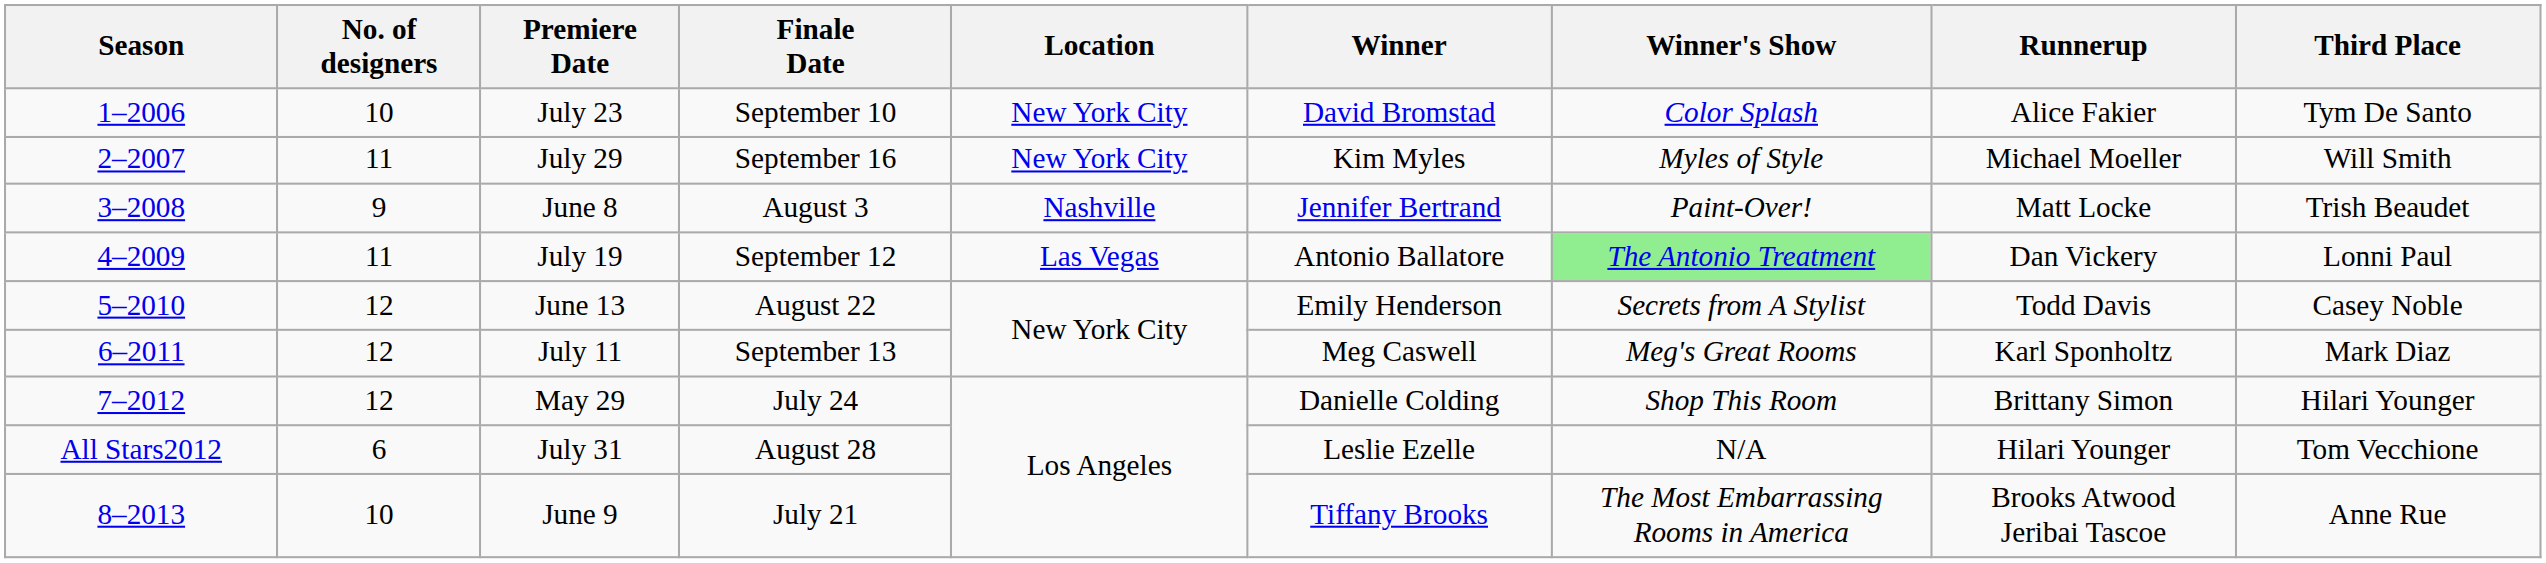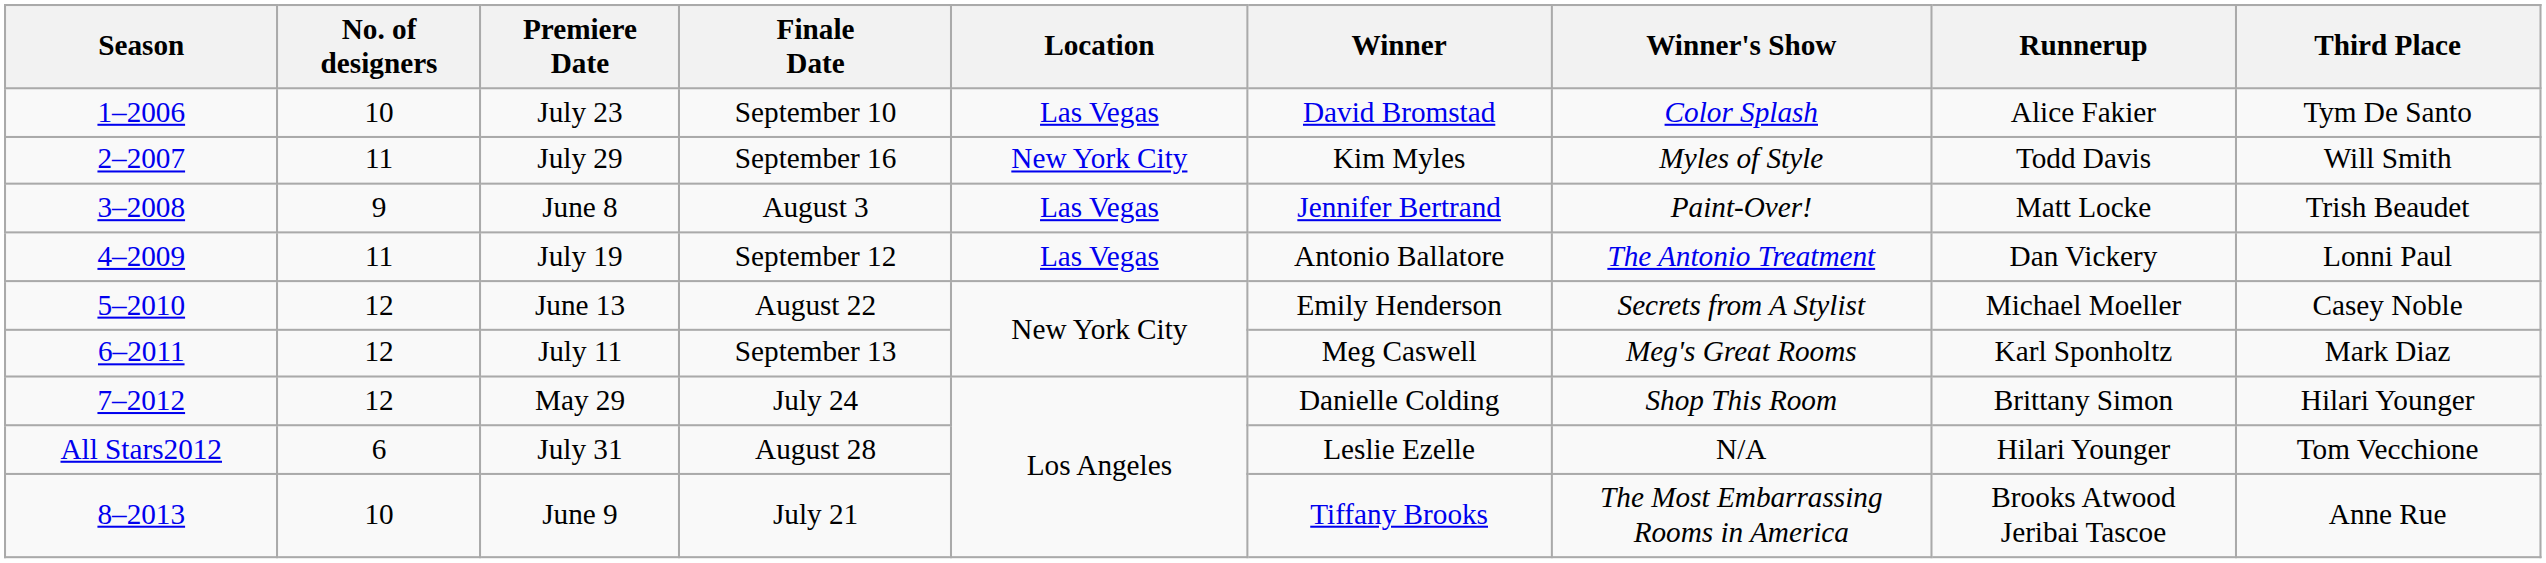(1099, 111) New York City -> (1099, 111) Las Vegas
(2083, 159) Michael Moeller -> (2083, 159) Todd Davis
(1099, 208) Nashville -> (1099, 208) Las Vegas
(1741, 256) lightgreen background -> (1741, 256) no background
(2083, 304) Todd Davis -> (2083, 304) Michael Moeller
